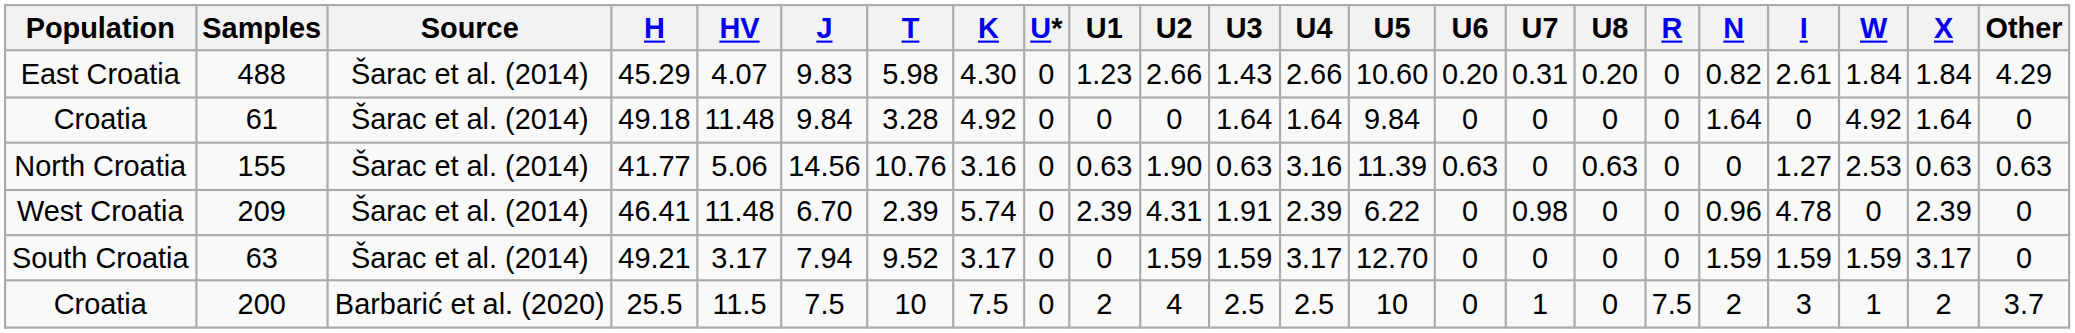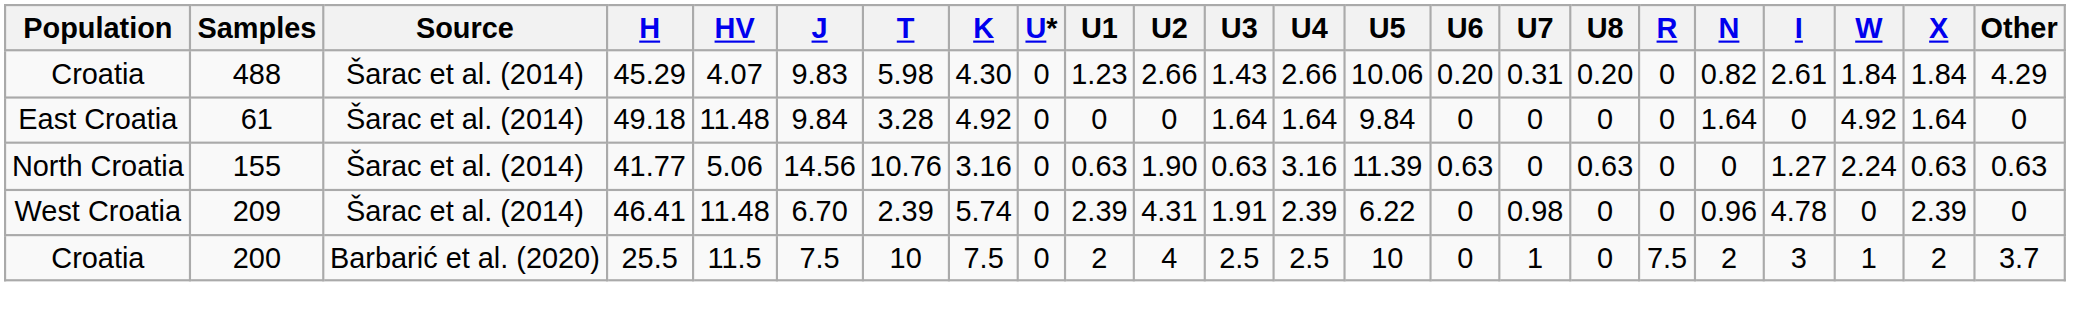(100, 74) East Croatia -> (98, 74) Croatia
(1392, 74) 10.60 -> (1387, 74) 10.06
(100, 120) Croatia -> (98, 120) East Croatia
(1874, 166) 2.53 -> (1869, 166) 2.24
- row: (262, 258)
